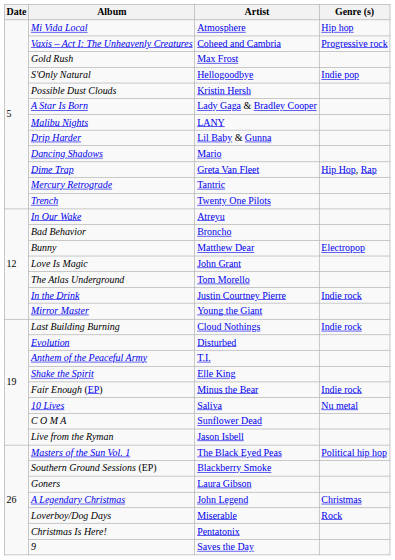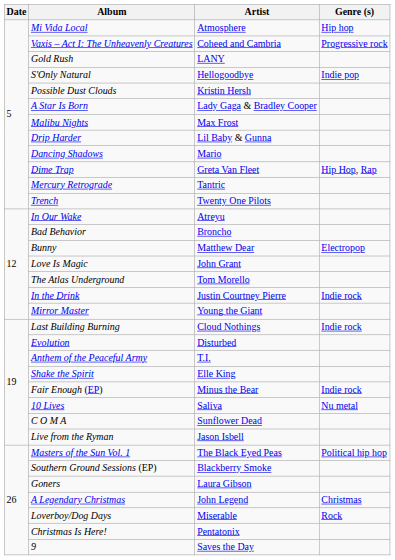(218, 59) Max Frost -> (211, 59) LANY
(211, 122) LANY -> (218, 122) Max Frost
